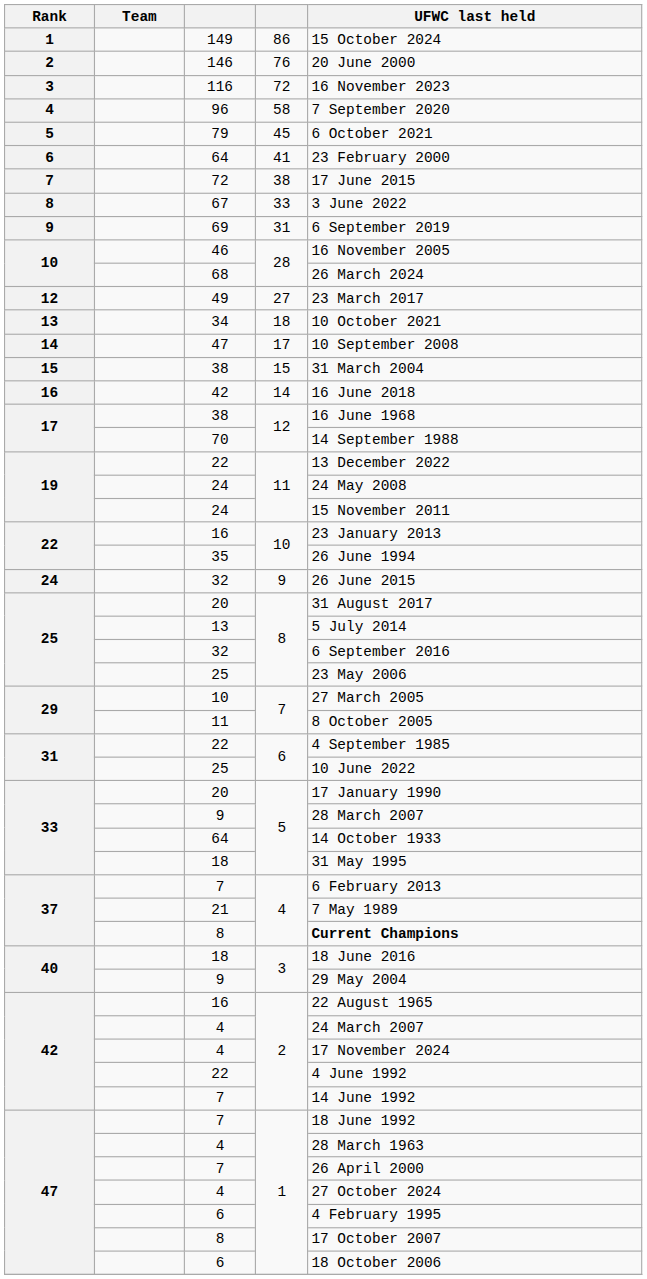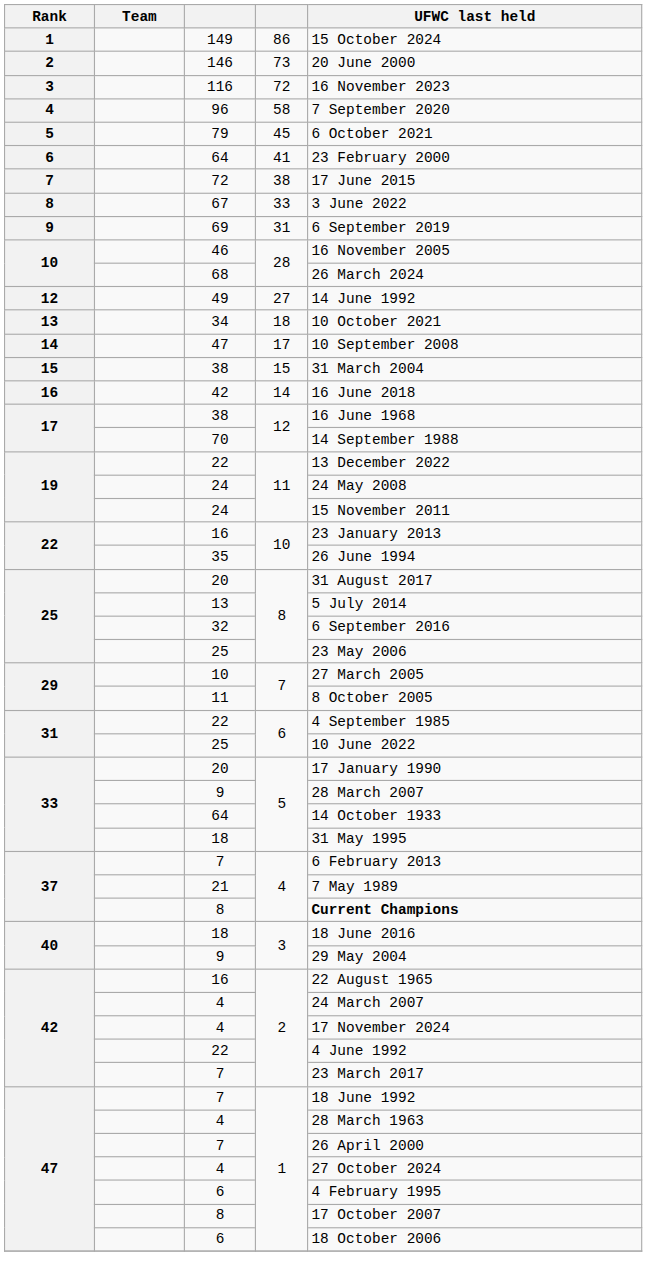(282, 63) 76 -> (282, 63) 73
(368, 299) 23 March 2017 -> (363, 299) 14 June 1992
- row: (50, 581)
(363, 1098) 14 June 1992 -> (368, 1075) 23 March 2017
